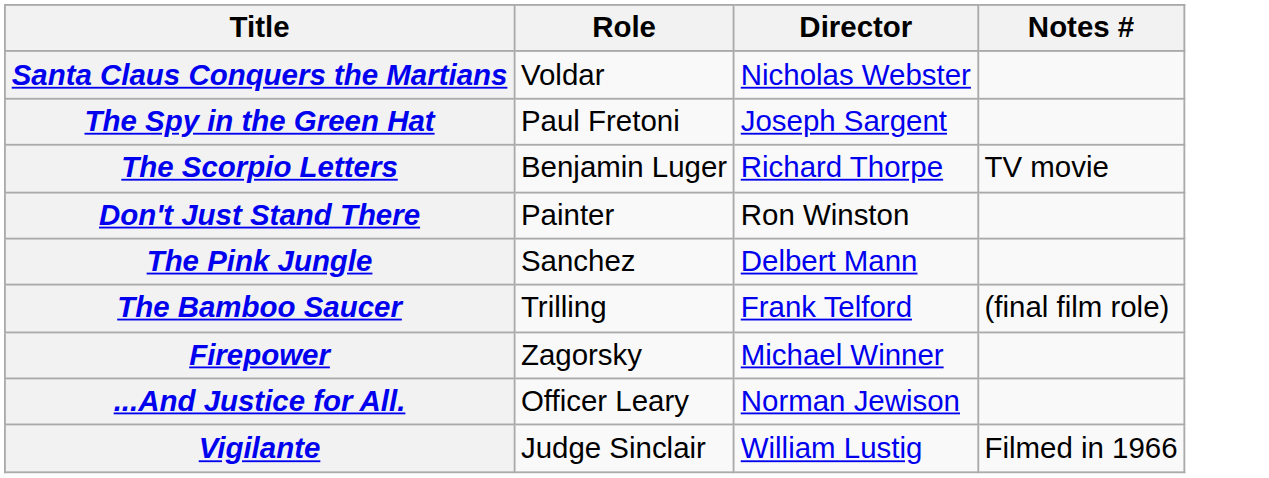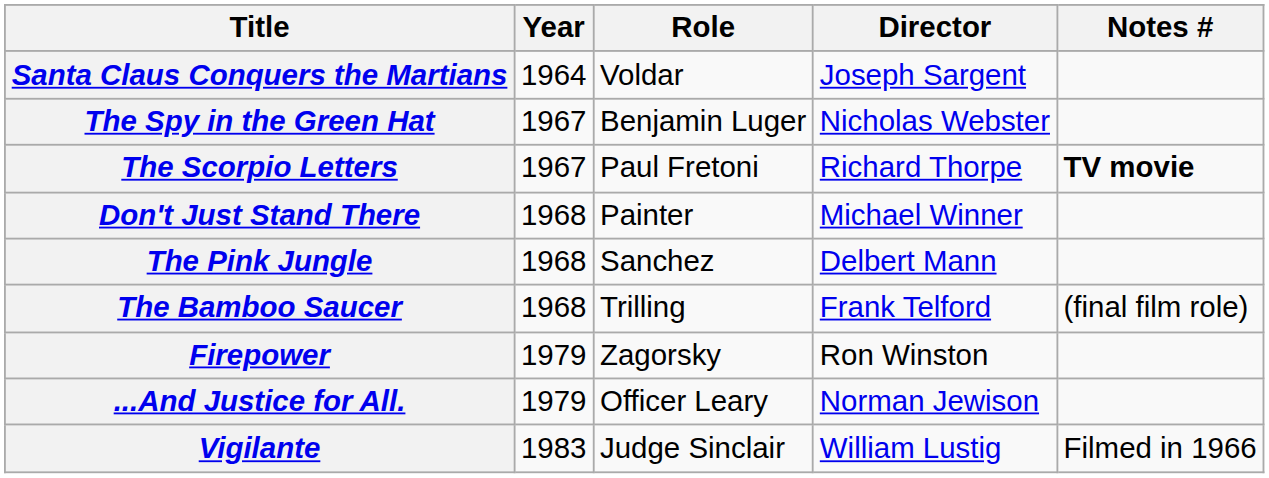+ column: (554, 27)
(856, 74) Nicholas Webster -> (923, 74) Joseph Sargent
(600, 121) Paul Fretoni -> (703, 121) Benjamin Luger
(844, 121) Joseph Sargent -> (935, 121) Nicholas Webster
(624, 167) Benjamin Luger -> (679, 167) Paul Fretoni
(1047, 167) normal -> (1129, 167) bold
(825, 214) Ron Winston -> (921, 214) Michael Winner
(842, 354) Michael Winner -> (904, 354) Ron Winston
